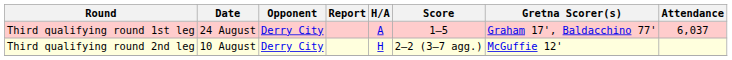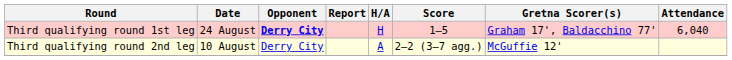(292, 30) normal -> (292, 30) bold
(380, 30) A -> (380, 30) H
(693, 30) 6,037 -> (693, 30) 6,040
(380, 47) H -> (380, 47) A
